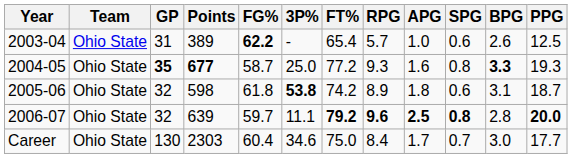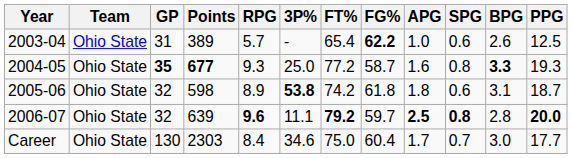columns swapped: (261, 16) <-> (383, 16)
